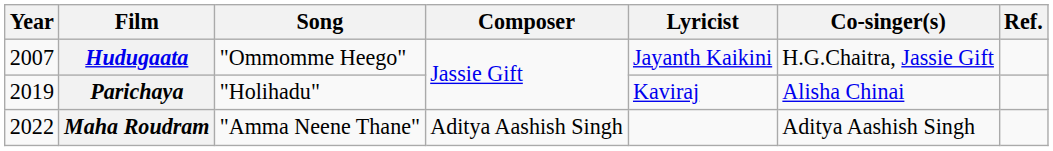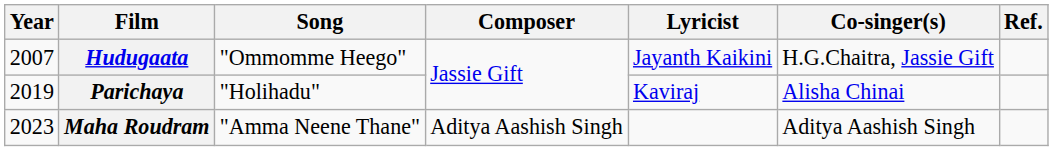(32, 127) 2022 -> (32, 127) 2023
